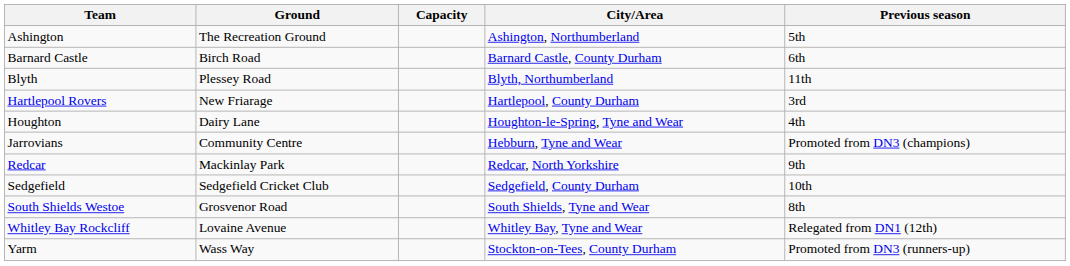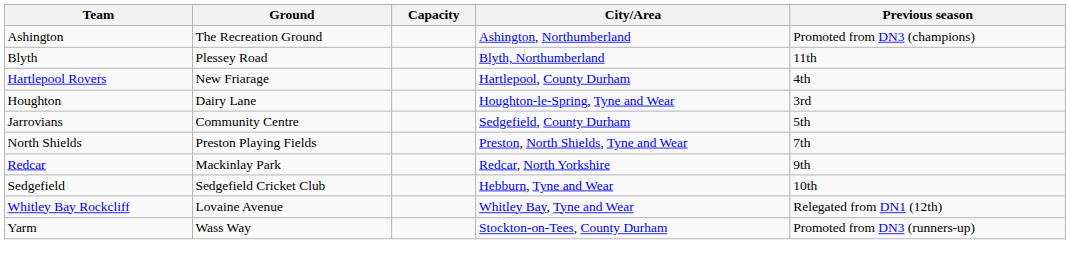(797, 36) 5th -> (884, 36) Promoted from DN3 (champions)
- row: (48, 57)
(797, 100) 3rd -> (802, 79) 4th
(797, 121) 4th -> (802, 100) 3rd
(555, 143) Hebburn, Tyne and Wear -> (555, 121) Sedgefield, County Durham
(879, 143) Promoted from DN3 (champions) -> (802, 121) 5th
+ row: (45, 143)
(563, 185) Sedgefield, County Durham -> (546, 185) Hebburn, Tyne and Wear
- row: (66, 206)
